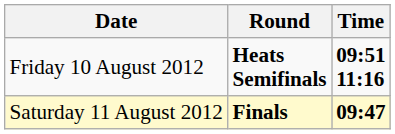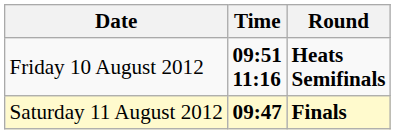columns swapped: (361, 21) <-> (280, 21)
